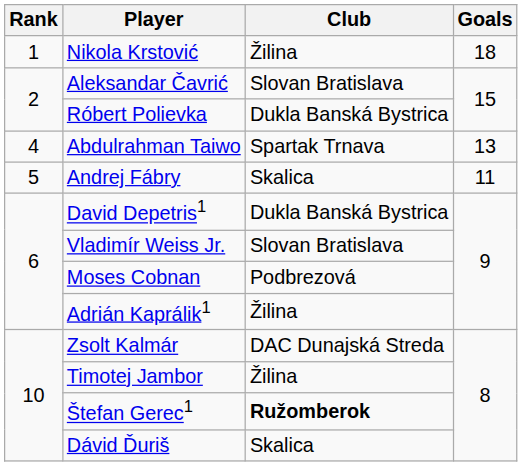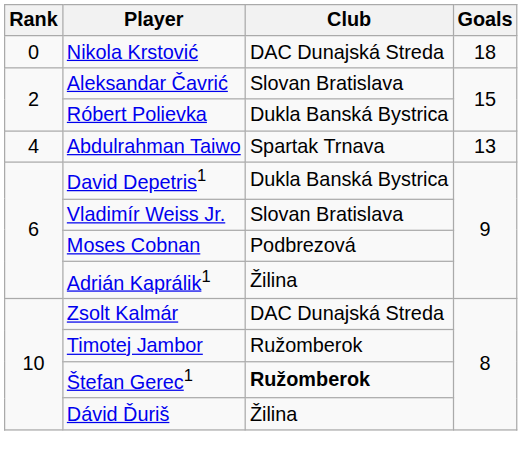(33, 51) 1 -> (33, 51) 0
(274, 51) Žilina -> (347, 51) DAC Dunajská Streda
- row: (124, 177)
(274, 377) Žilina -> (306, 345) Ružomberok
(282, 445) Skalica -> (274, 413) Žilina
